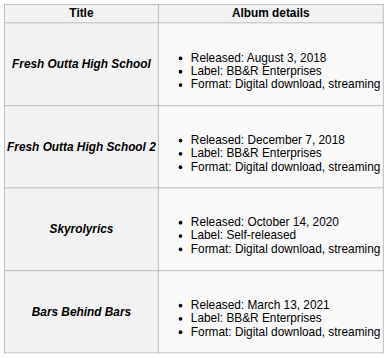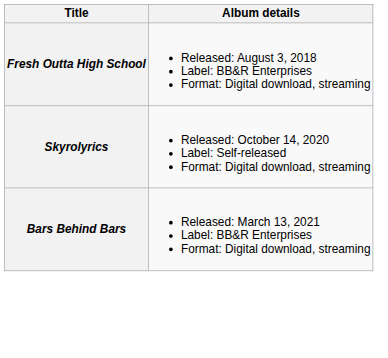- row: (81, 146)
